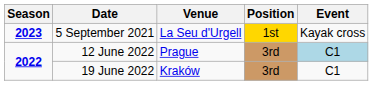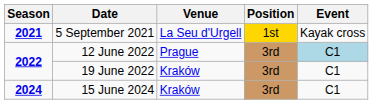(29, 33) 2023 -> (29, 33) 2021
+ row: (118, 90)
